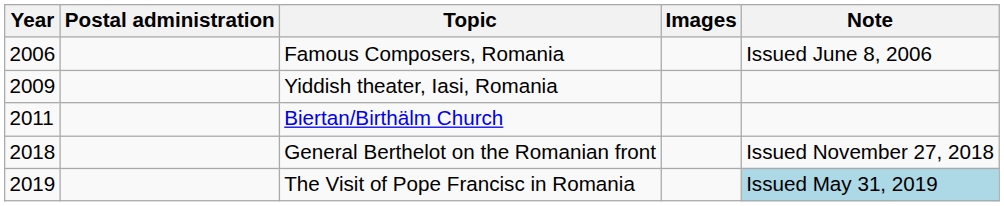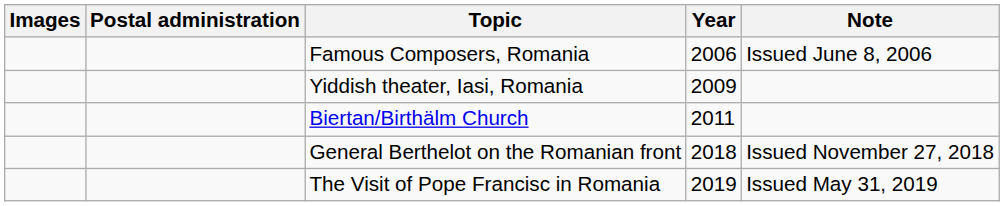columns swapped: (32, 20) <-> (701, 20)
(842, 184) lightblue background -> (842, 184) no background
